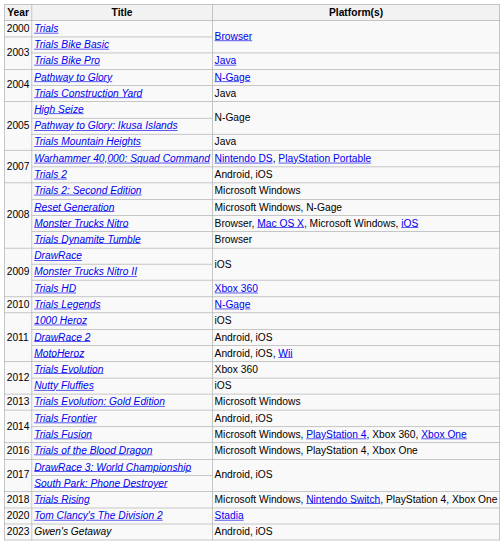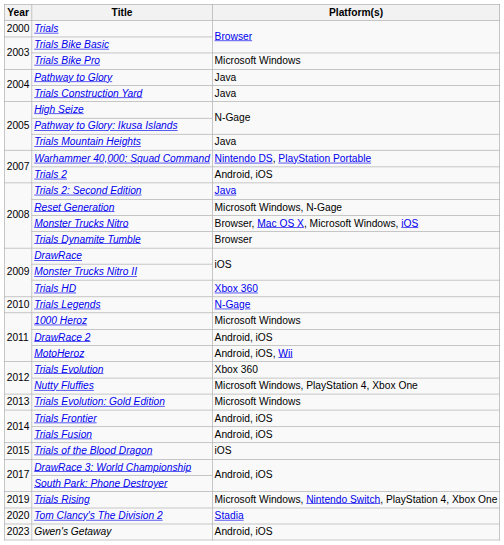(225, 61) Java -> (258, 61) Microsoft Windows
(233, 77) N-Gage -> (225, 77) Java
(258, 191) Microsoft Windows -> (225, 191) Java
(223, 321) iOS -> (258, 321) Microsoft Windows
(223, 386) iOS -> (316, 386) Microsoft Windows, PlayStation 4, Xbox One
(341, 434) Microsoft Windows, PlayStation 4, Xbox 360, Xbox One -> (244, 434) Android, iOS
(18, 451) 2016 -> (18, 451) 2015
(316, 451) Microsoft Windows, PlayStation 4, Xbox One -> (223, 451) iOS
(18, 499) 2018 -> (18, 499) 2019
